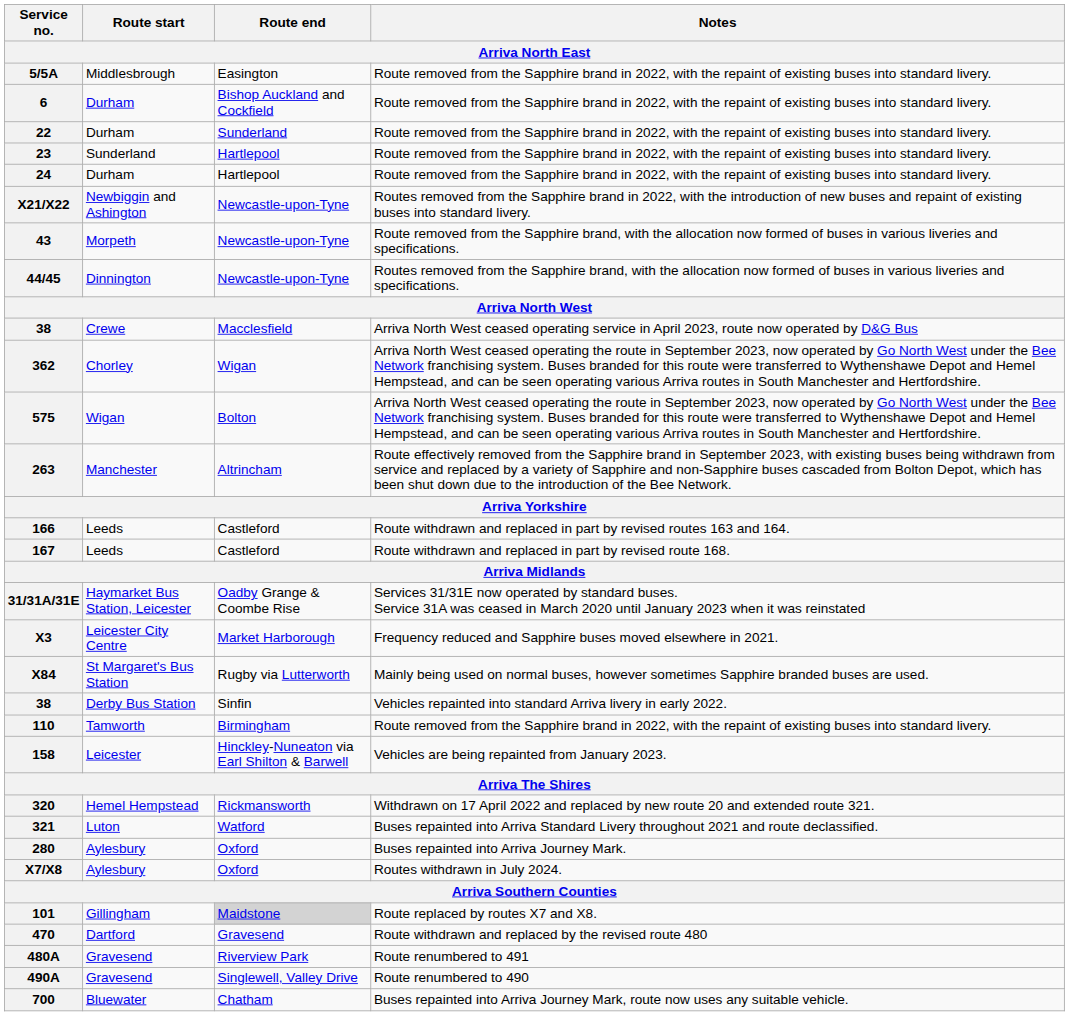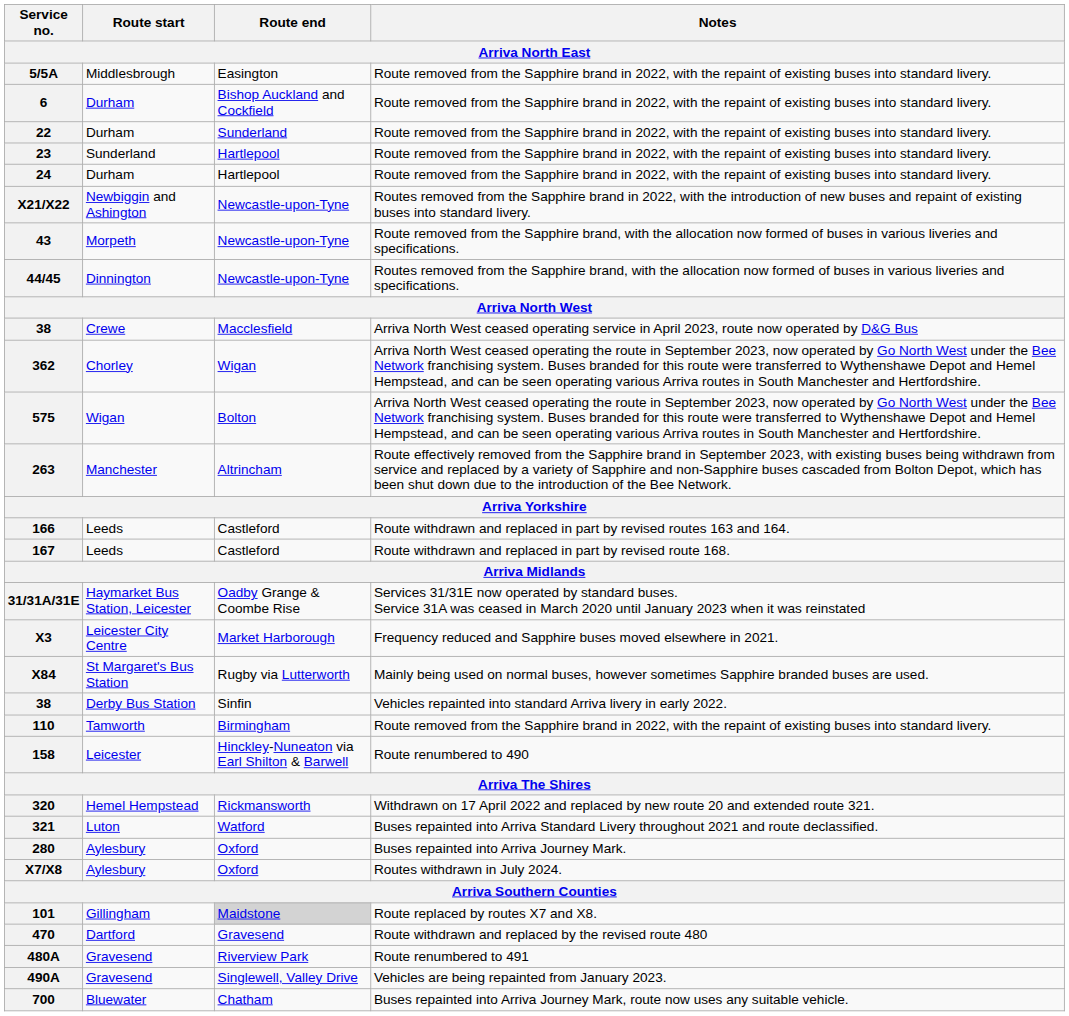(520, 754) Vehicles are being repainted from January 2023. -> (451, 754) Route renumbered to 490
(451, 978) Route renumbered to 490 -> (520, 978) Vehicles are being repainted from January 2023.
